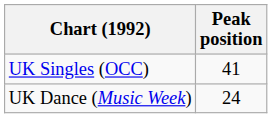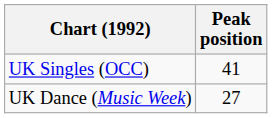(231, 98) 24 -> (231, 98) 27
